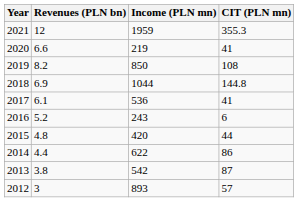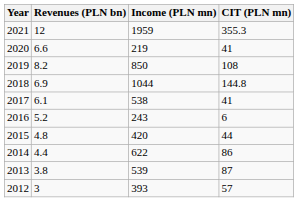(139, 100) 536 -> (139, 100) 538
(139, 170) 542 -> (139, 170) 539
(139, 188) 893 -> (139, 188) 393
